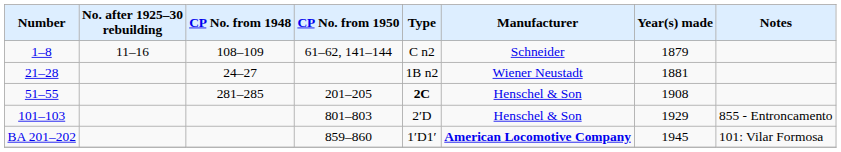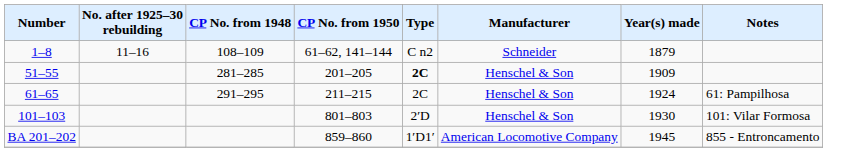- row: (42, 72)
(675, 94) 1908 -> (662, 72) 1909
+ row: (42, 94)
(675, 115) 1929 -> (662, 115) 1930
(776, 115) 855 - Entroncamento -> (758, 115) 101: Vilar Formosa
(538, 136) bold -> (529, 136) normal
(771, 136) 101: Vilar Formosa -> (763, 136) 855 - Entroncamento
